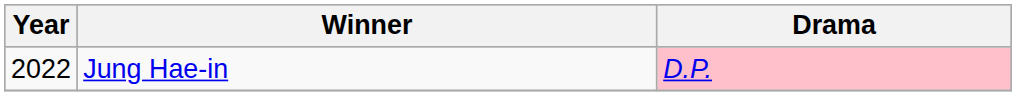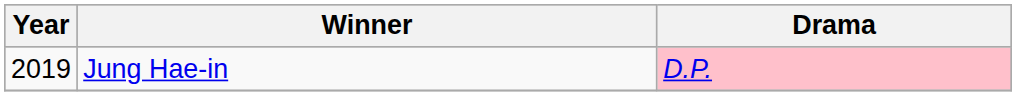(41, 68) 2022 -> (41, 68) 2019
